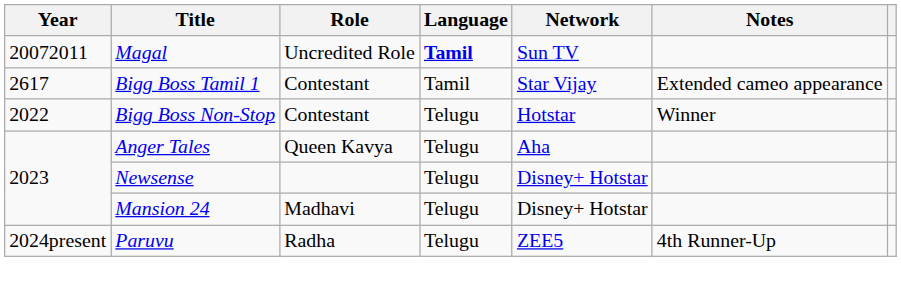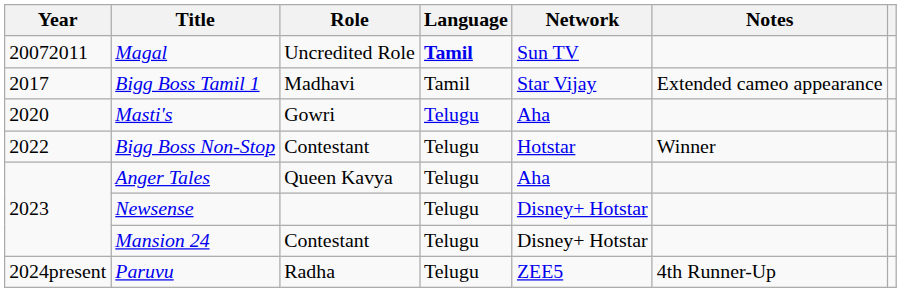(29, 83) 2617 -> (29, 83) 2017
(327, 83) Contestant -> (320, 83) Madhavi
+ row: (144, 114)
(320, 209) Madhavi -> (327, 240) Contestant
